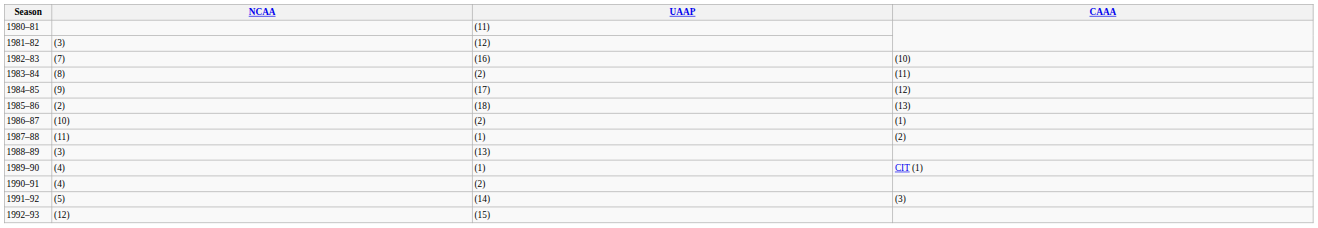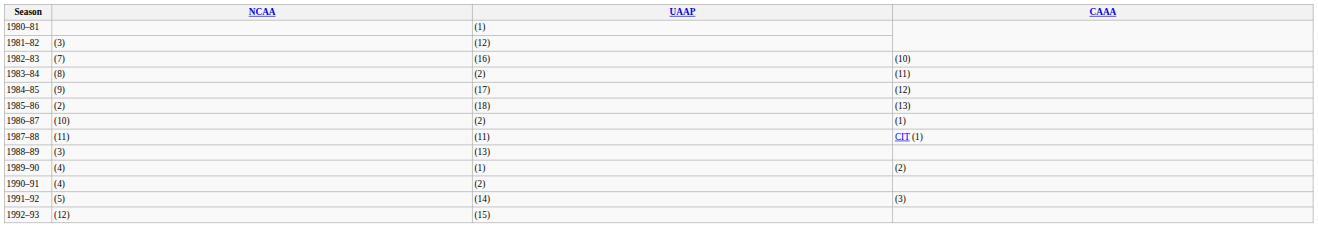(482, 27) (11) -> (480, 27) (1)
(480, 137) (1) -> (482, 137) (11)
(900, 137) (2) -> (909, 137) CIT (1)
(909, 168) CIT (1) -> (900, 168) (2)
